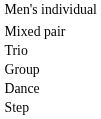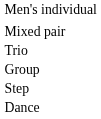rows swapped: (22, 88) <-> (17, 107)
